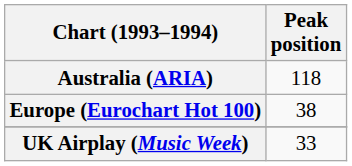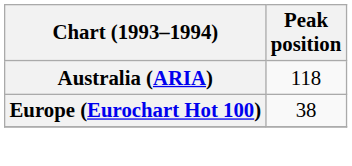- row: (135, 143)
